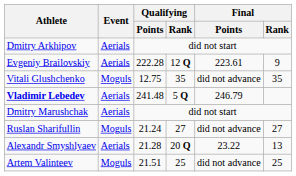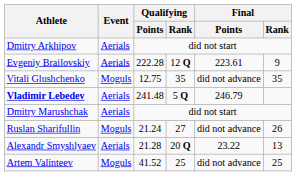(277, 129) 27 -> (277, 129) 26
(150, 162) 21.51 -> (150, 162) 41.52
